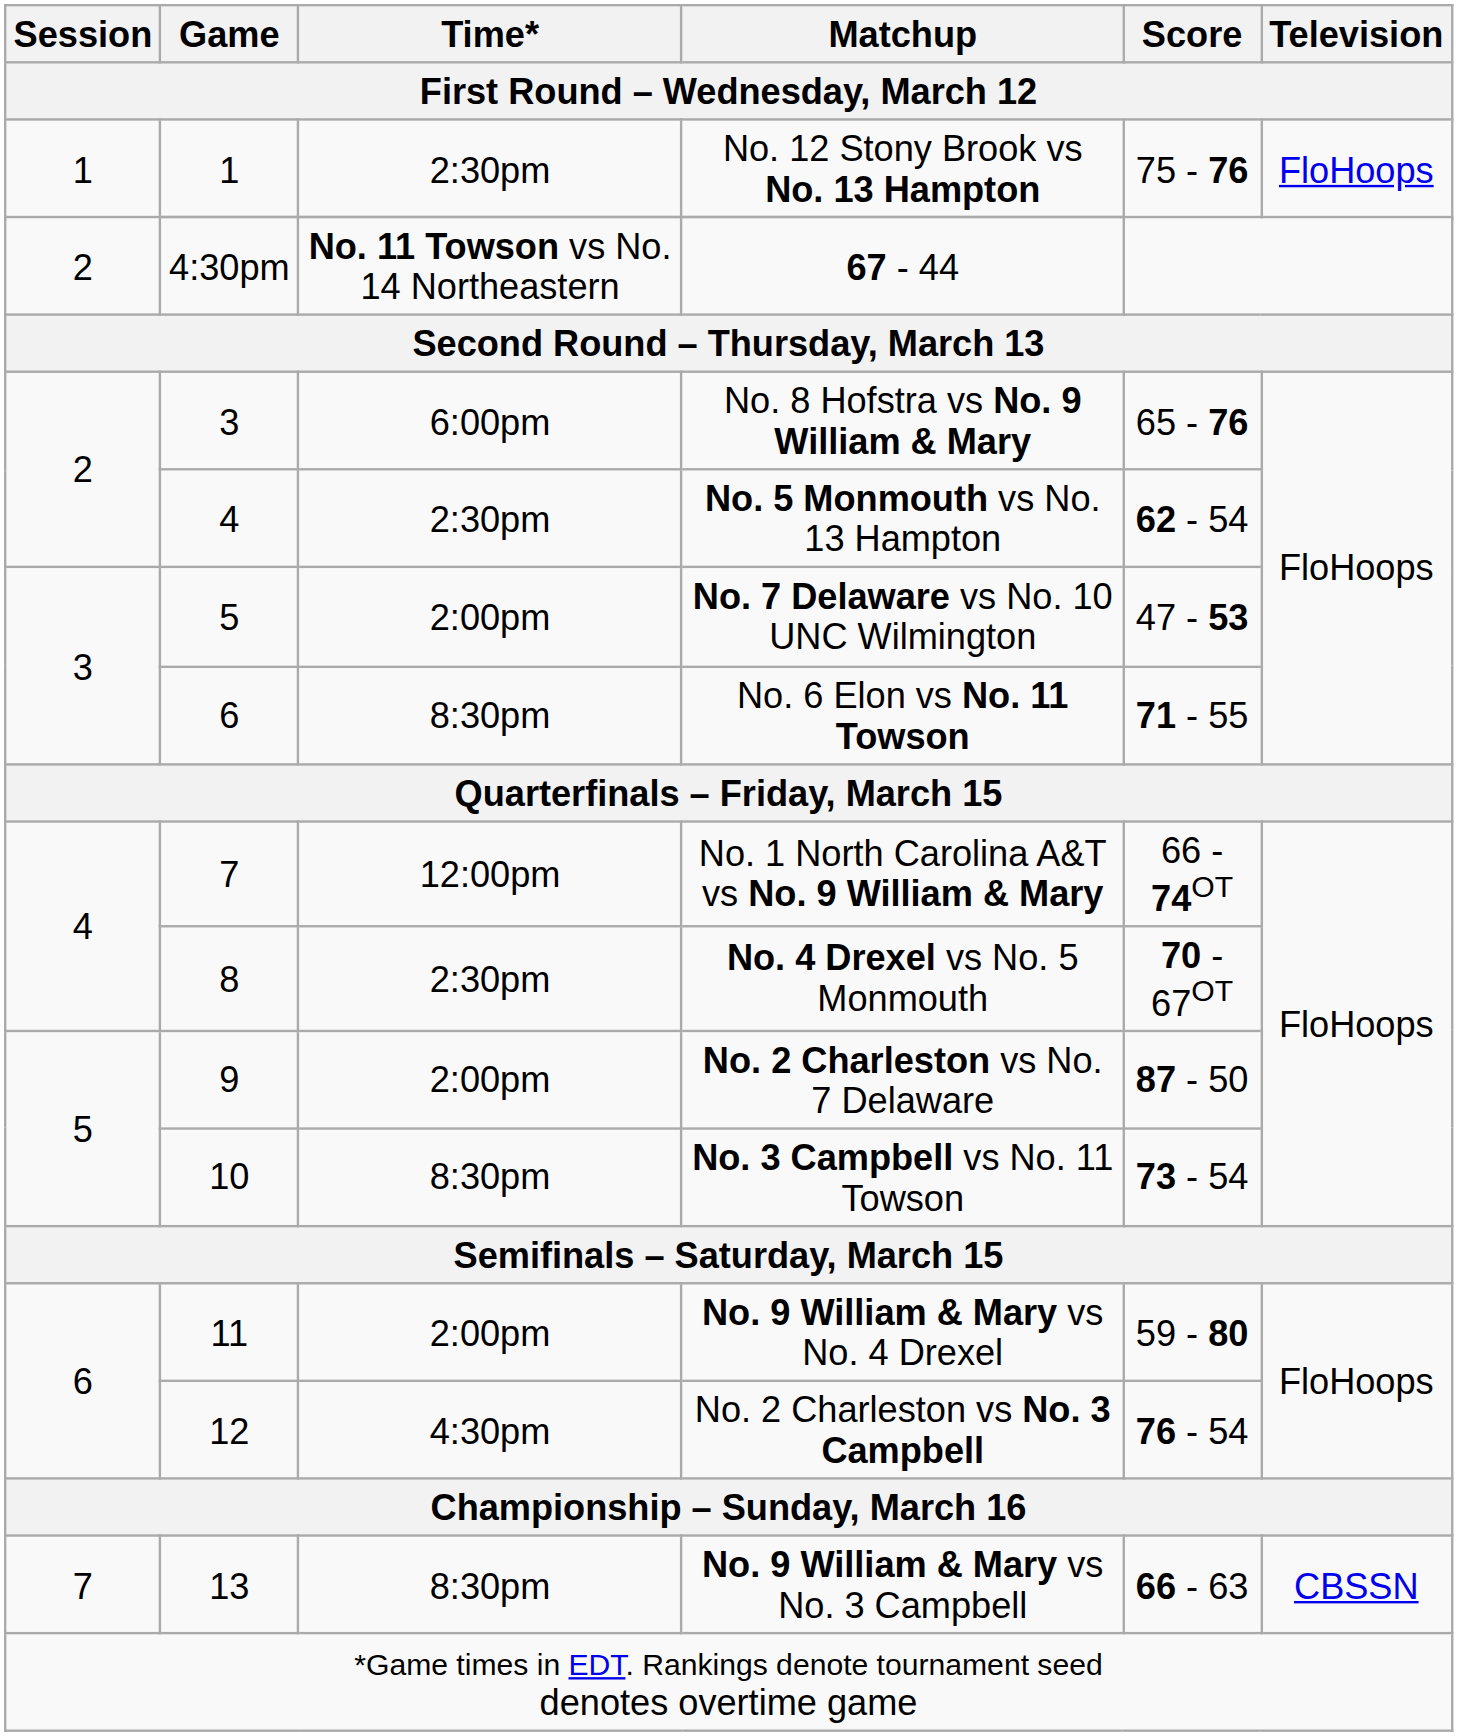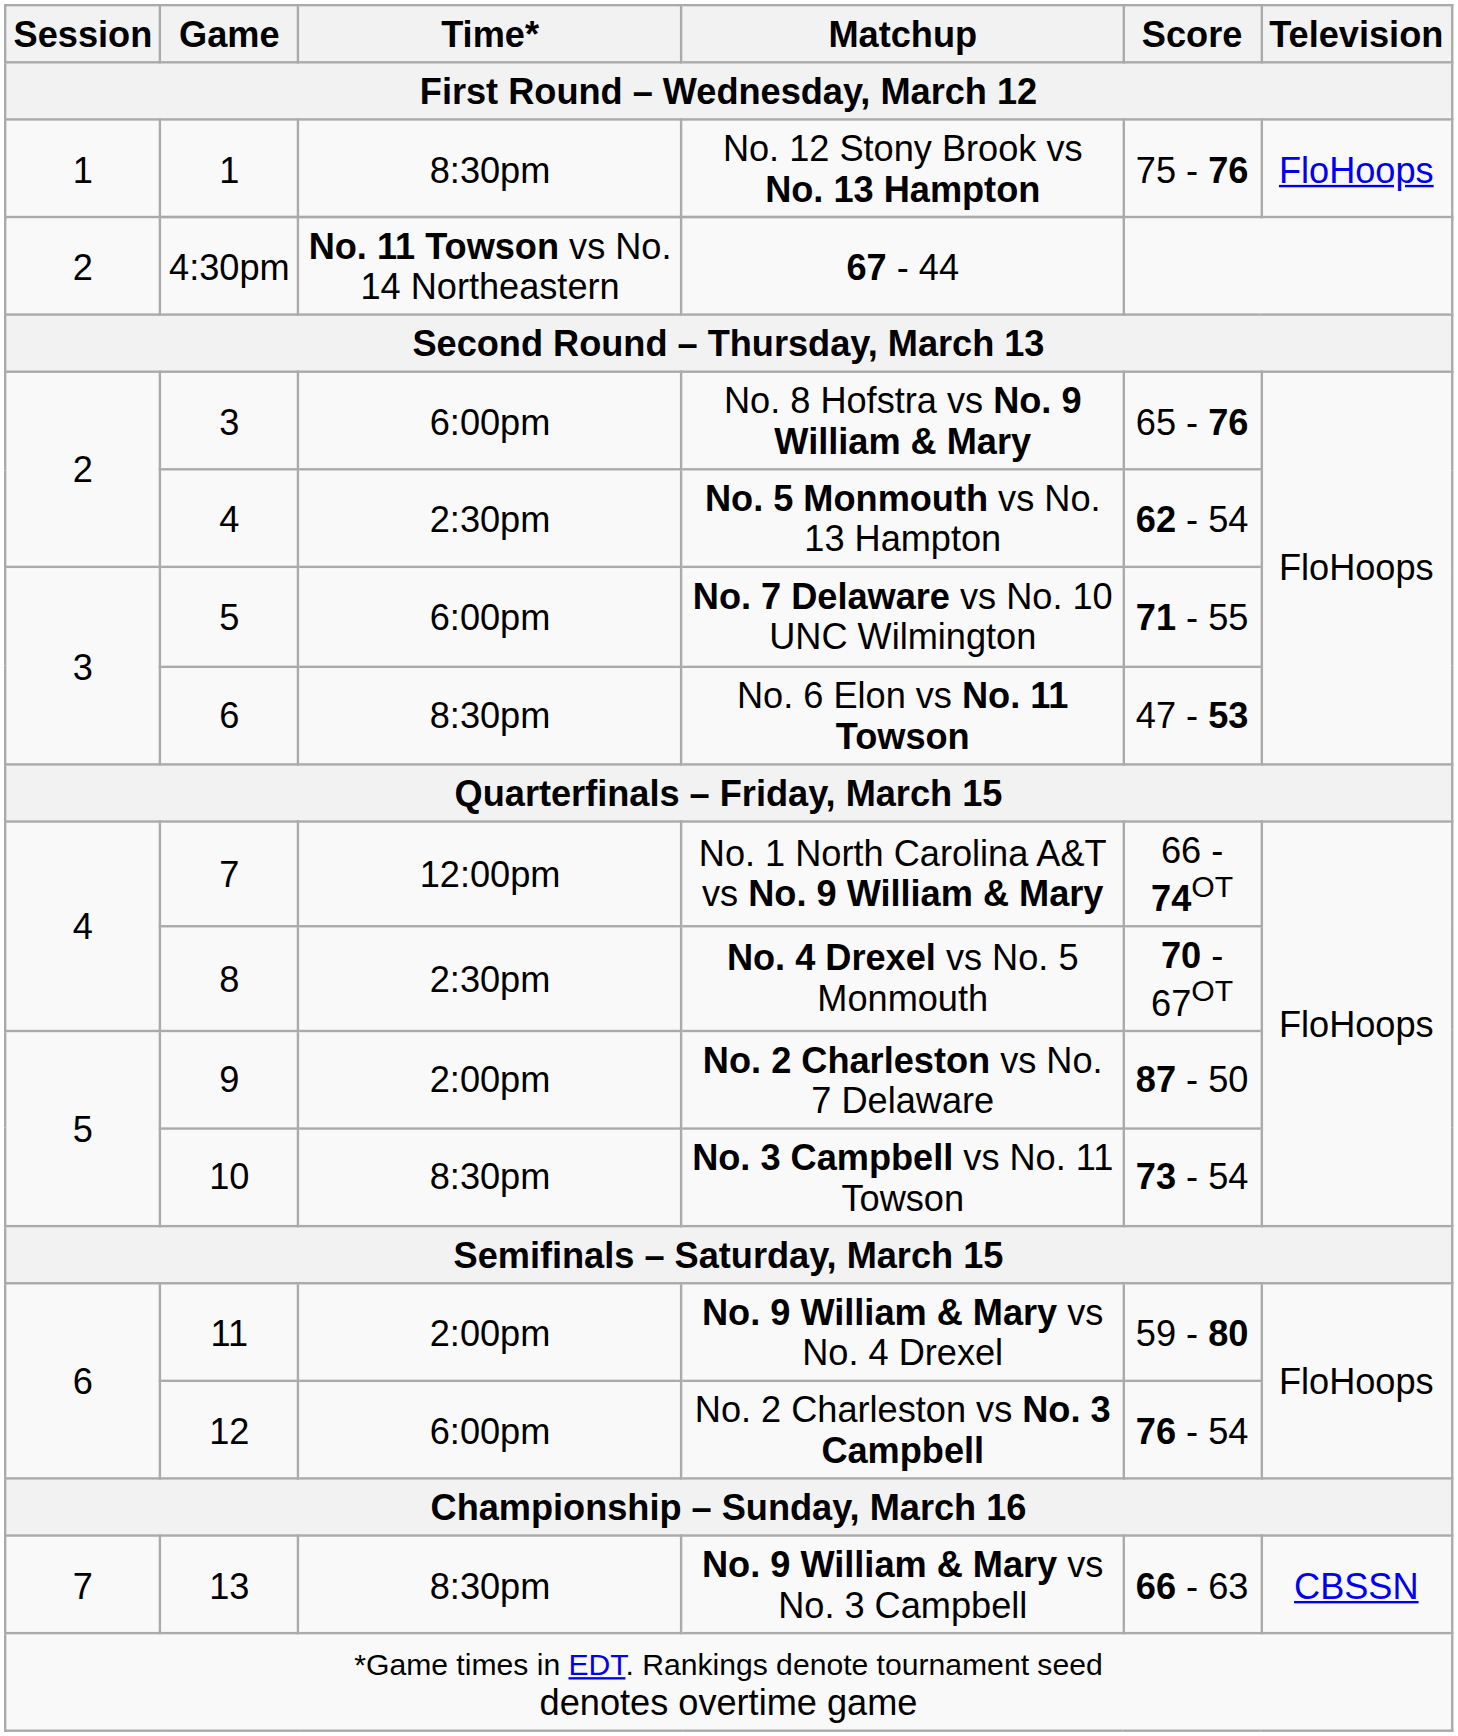(490, 169) 2:30pm -> (490, 169) 8:30pm
(490, 617) 2:00pm -> (490, 617) 6:00pm
(1192, 617) 47 - 53 -> (1192, 617) 71 - 55
(1192, 715) 71 - 55 -> (1192, 715) 47 - 53
(490, 1430) 4:30pm -> (490, 1430) 6:00pm
